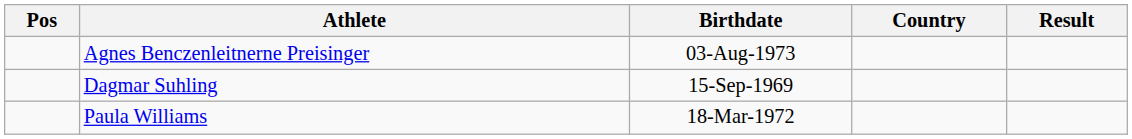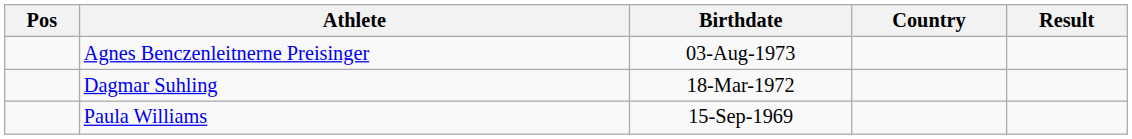(741, 85) 15-Sep-1969 -> (741, 85) 18-Mar-1972
(741, 117) 18-Mar-1972 -> (741, 117) 15-Sep-1969
